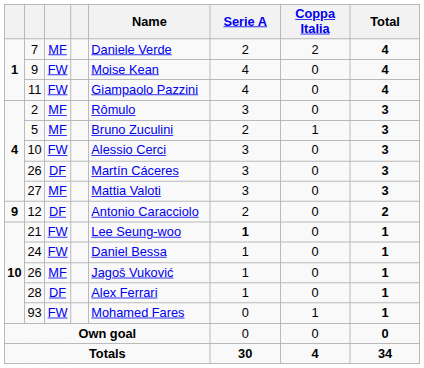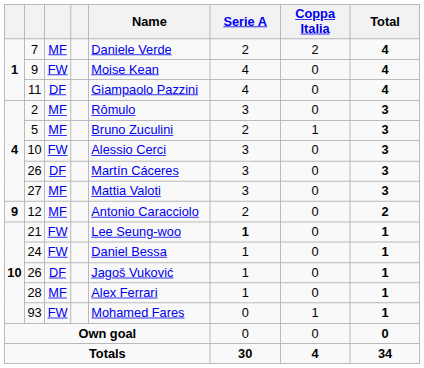(58, 89) FW -> (58, 89) DF
(58, 211) DF -> (58, 211) MF
(58, 272) MF -> (58, 272) DF
(58, 292) DF -> (58, 292) MF
